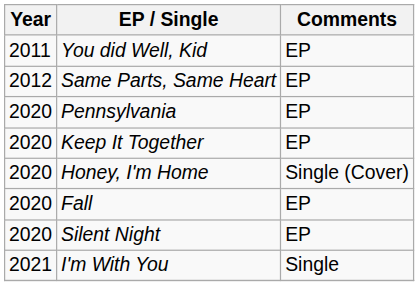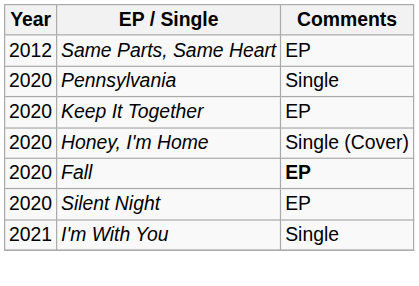- row: (134, 50)
(298, 111) EP -> (312, 81) Single
(298, 204) normal -> (298, 173) bold
